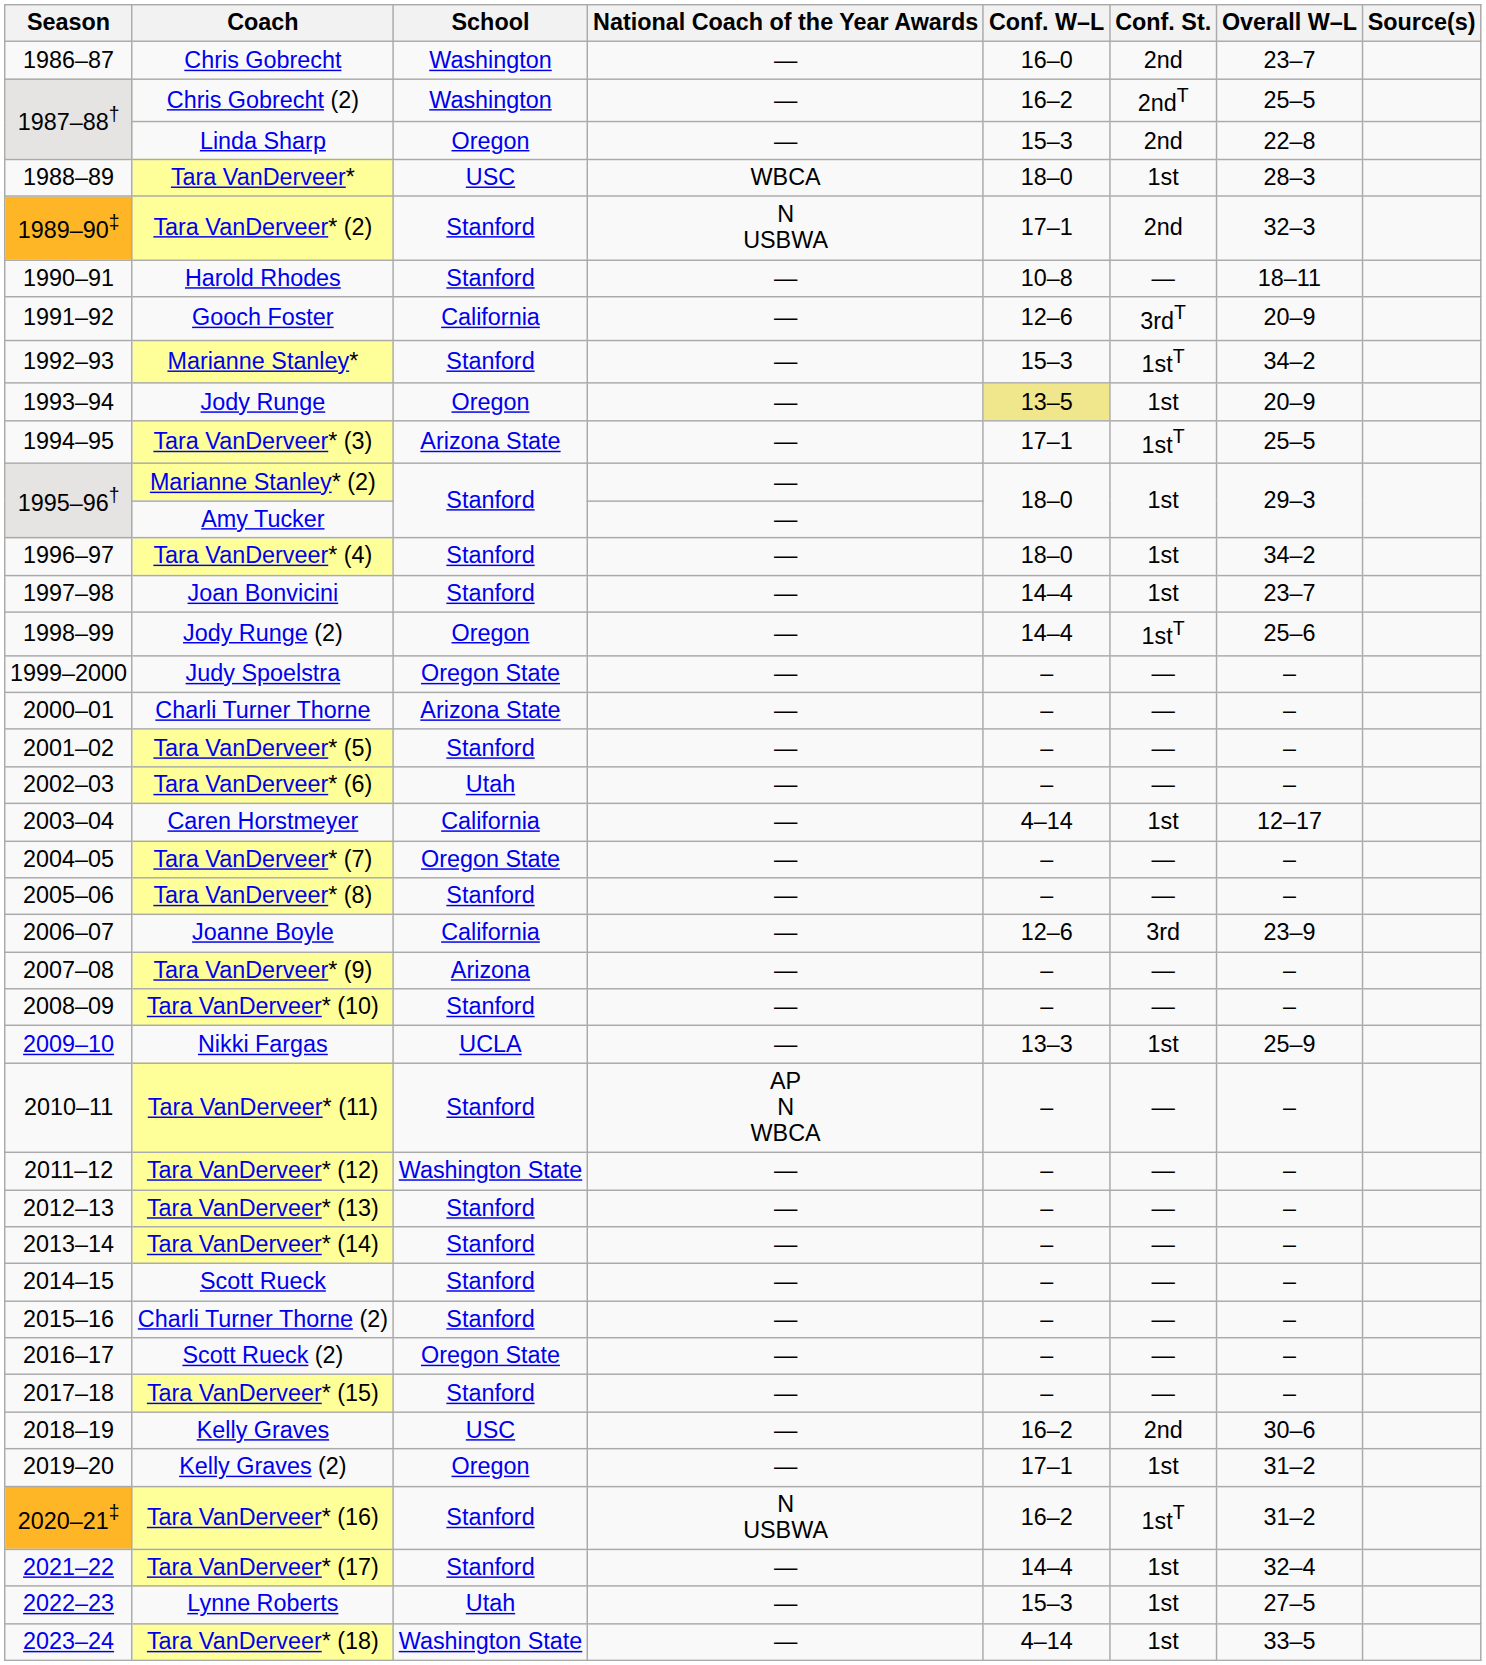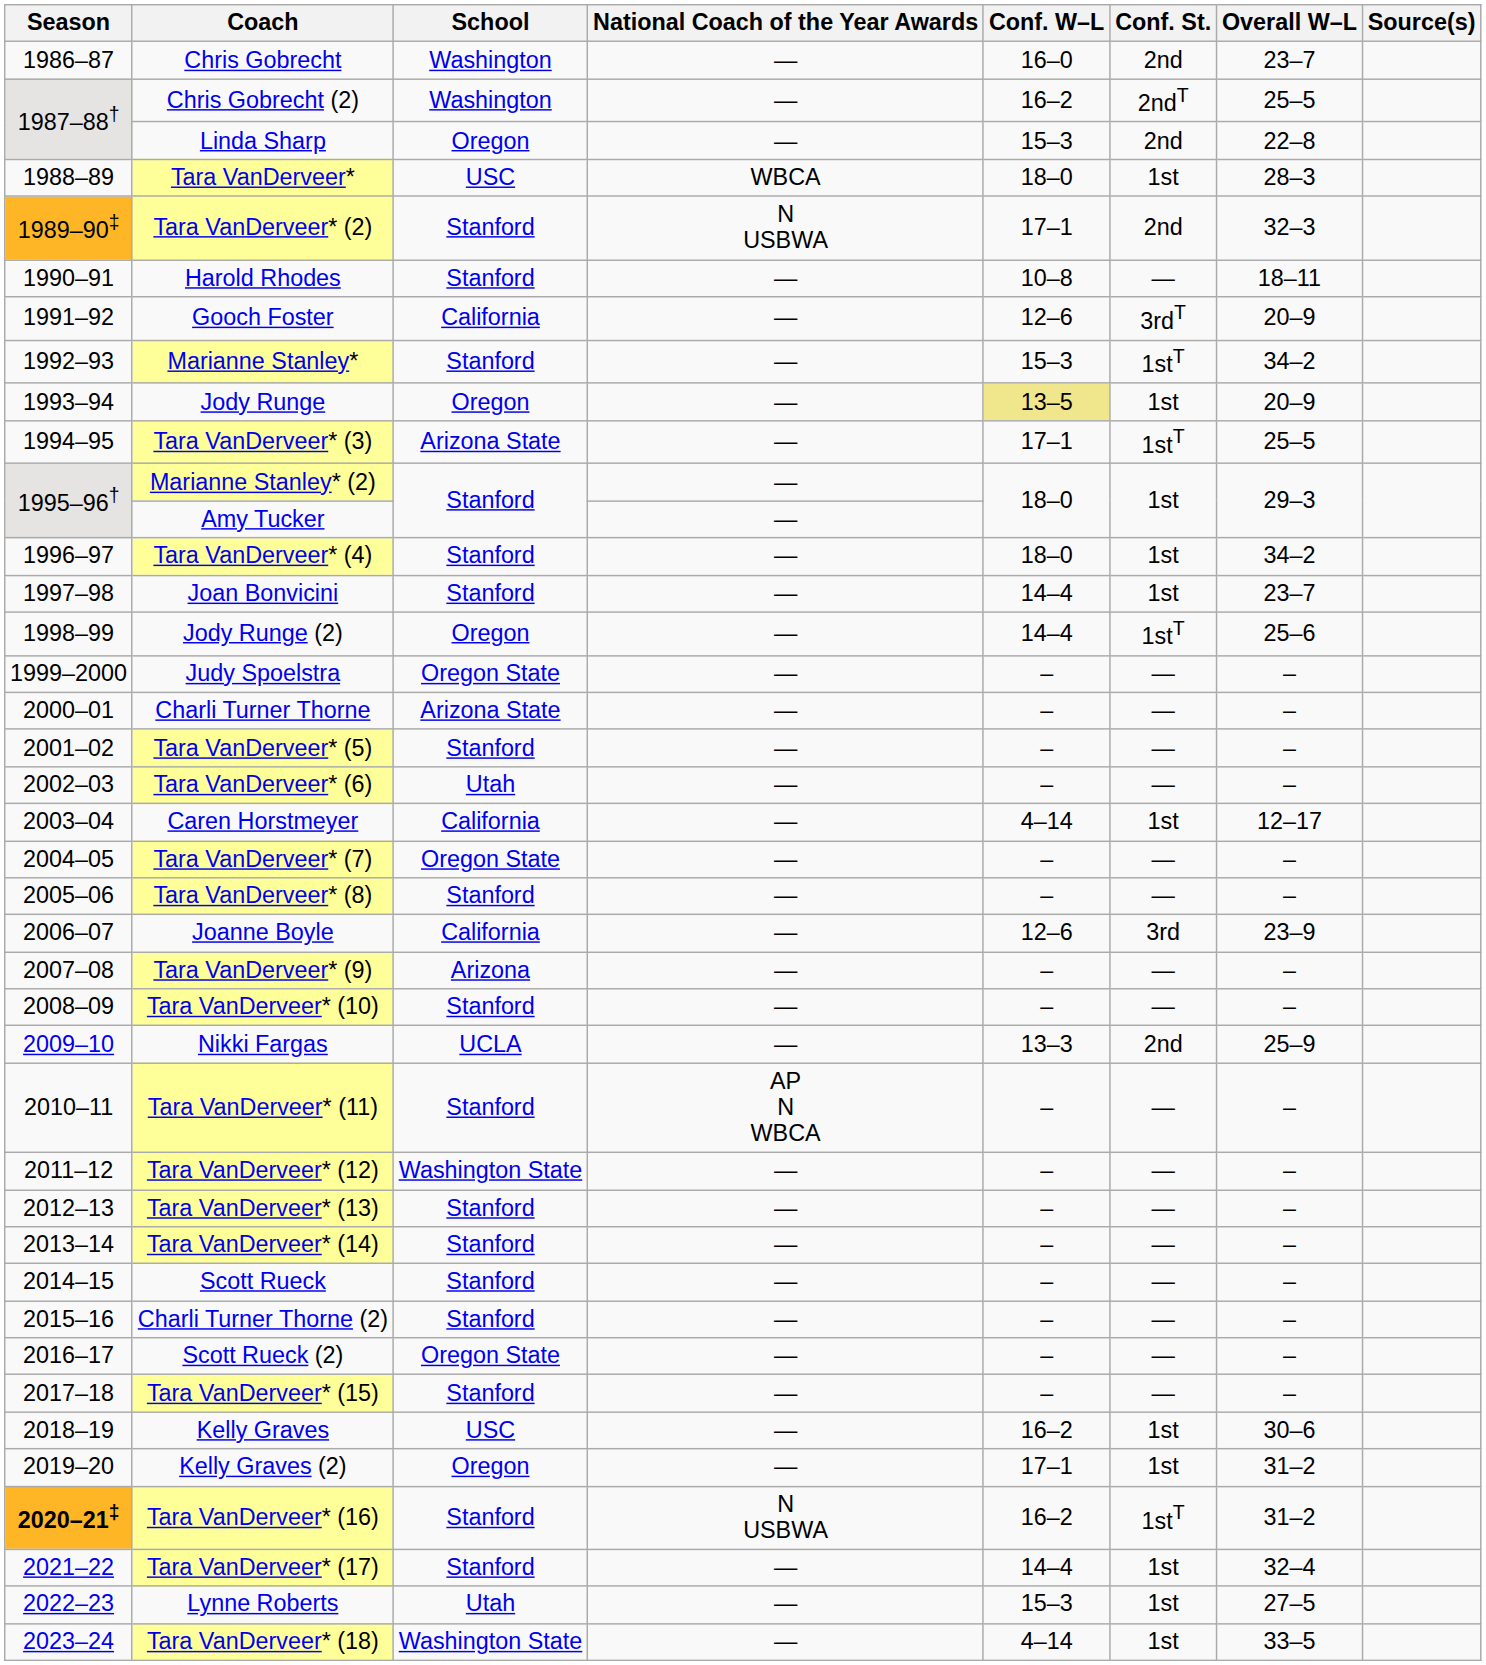(1163, 1044) 1st -> (1163, 1044) 2nd
(1163, 1430) 2nd -> (1163, 1430) 1st
(69, 1517) normal -> (69, 1517) bold
